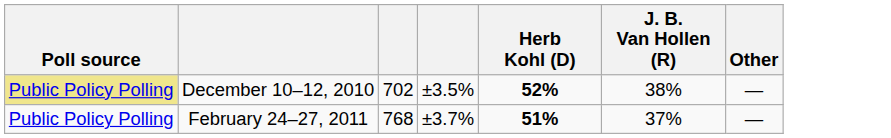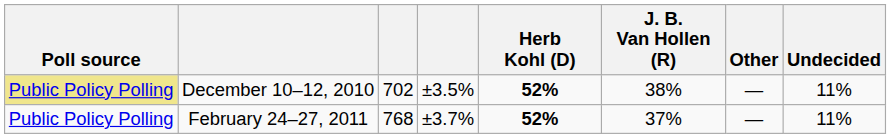+ column: (834, 60)
(540, 118) 51% -> (540, 118) 52%
